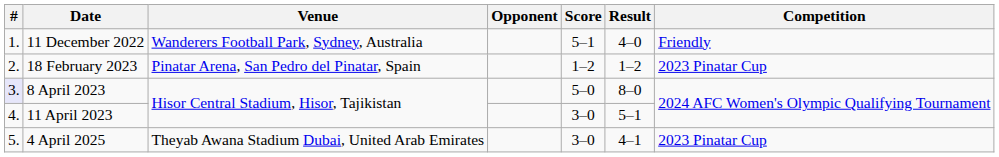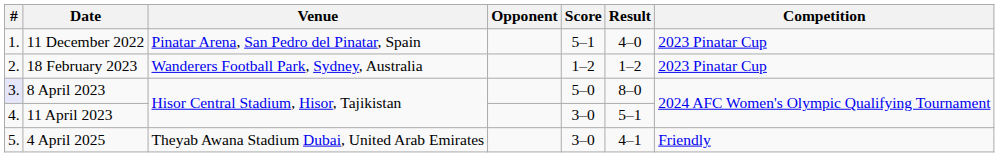(287, 41) Wanderers Football Park, Sydney, Australia -> (286, 41) Pinatar Arena, San Pedro del Pinatar, Spain
(685, 41) Friendly -> (713, 41) 2023 Pinatar Cup
(286, 66) Pinatar Arena, San Pedro del Pinatar, Spain -> (287, 66) Wanderers Football Park, Sydney, Australia
(713, 139) 2023 Pinatar Cup -> (685, 139) Friendly
